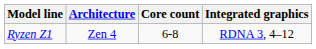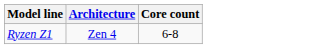- column: (257, 14)
